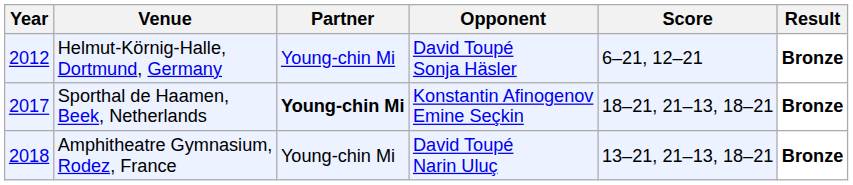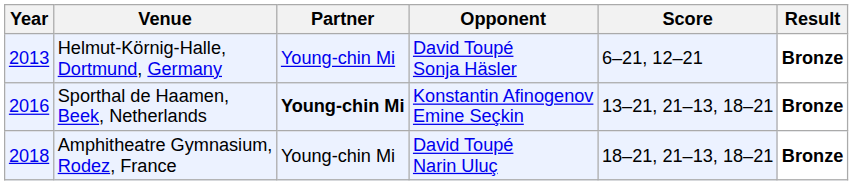(29, 58) 2012 -> (29, 58) 2013
(29, 107) 2017 -> (29, 107) 2016
(688, 107) 18–21, 21–13, 18–21 -> (688, 107) 13–21, 21–13, 18–21
(688, 156) 13–21, 21–13, 18–21 -> (688, 156) 18–21, 21–13, 18–21
